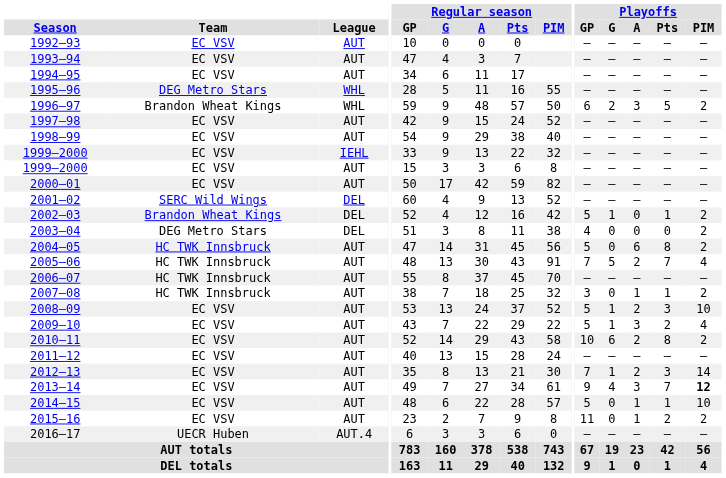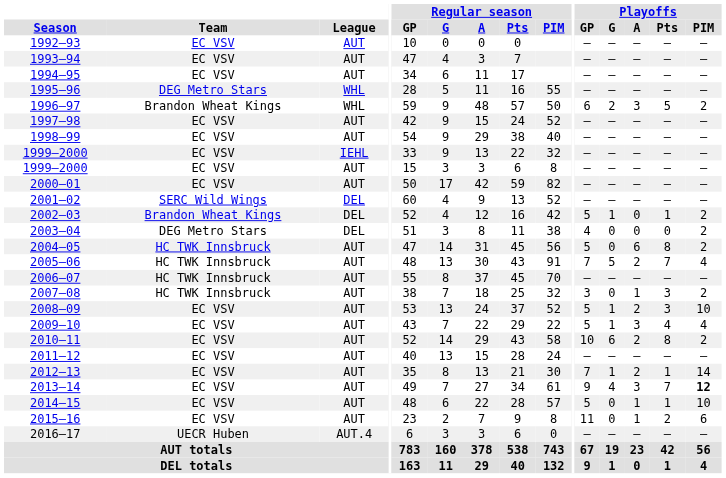(667, 293) 1 -> (667, 293) 3
(667, 325) 2 -> (667, 325) 4
(667, 372) 3 -> (667, 372) 1
(704, 418) 2 -> (704, 418) 6
